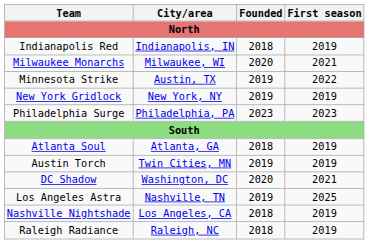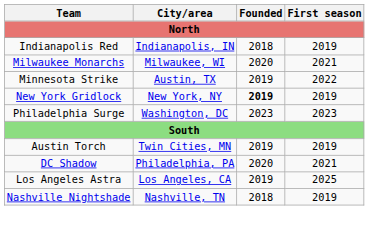(261, 96) normal -> (261, 96) bold
(185, 113) Philadelphia, PA -> (185, 113) Washington, DC
- row: (69, 147)
(185, 180) Washington, DC -> (185, 163) Philadelphia, PA
(185, 197) Nashville, TN -> (185, 180) Los Angeles, CA
(185, 214) Los Angeles, CA -> (185, 197) Nashville, TN
- row: (69, 230)
